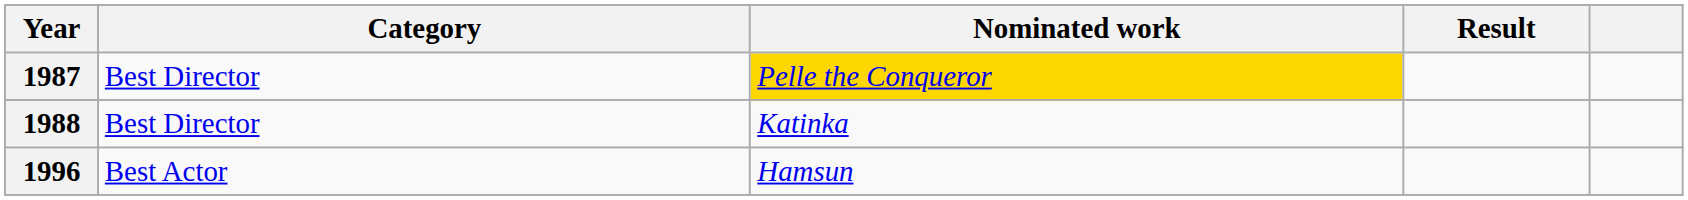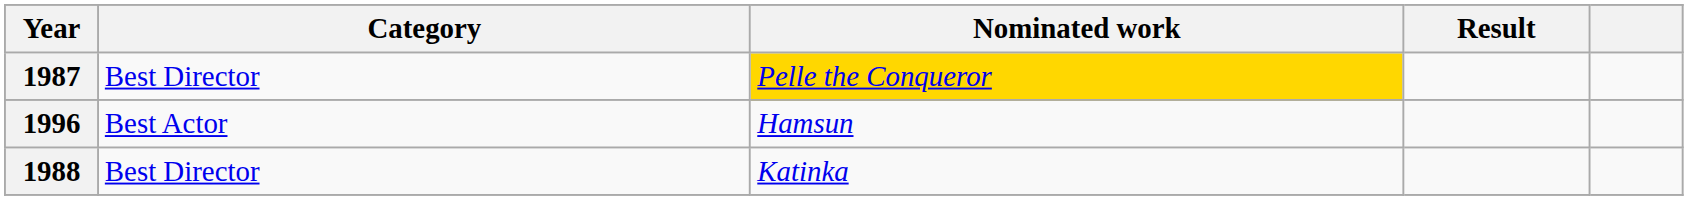rows swapped: (52, 123) <-> (52, 171)
